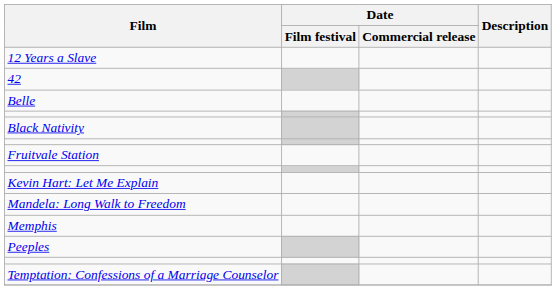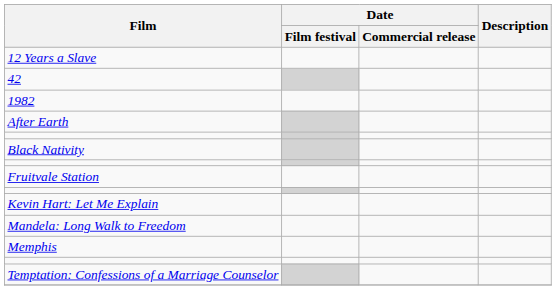+ row: (21, 100)
+ row: (38, 121)
- row: (21, 100)
- row: (28, 246)
